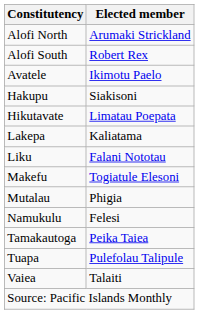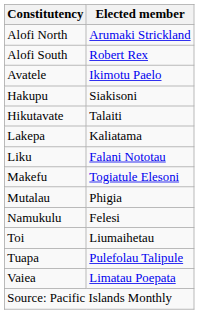(133, 116) Limatau Poepata -> (106, 116) Talaiti
- row: (42, 237)
+ row: (16, 237)
(106, 278) Talaiti -> (133, 278) Limatau Poepata
